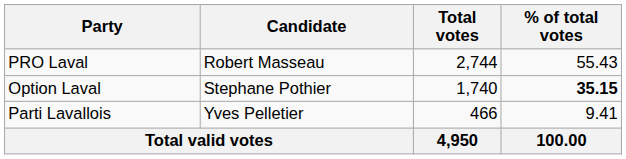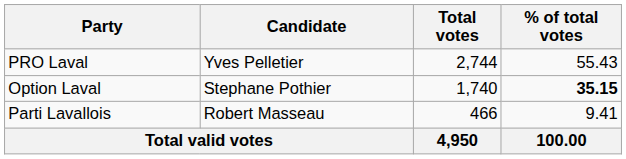(264, 62) Robert Masseau -> (254, 62) Yves Pelletier
(254, 114) Yves Pelletier -> (264, 114) Robert Masseau
